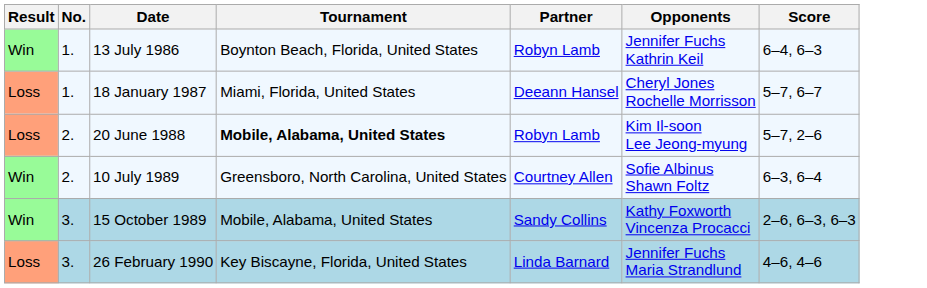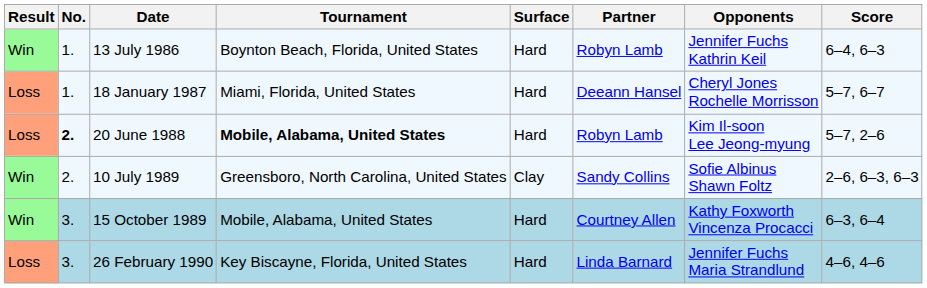+ column: (542, 16)
(68, 134) normal -> (68, 134) bold
(563, 176) Courtney Allen -> (623, 176) Sandy Collins
(792, 176) 6–3, 6–4 -> (872, 176) 2–6, 6–3, 6–3
(560, 219) Sandy Collins -> (626, 219) Courtney Allen
(809, 219) 2–6, 6–3, 6–3 -> (855, 219) 6–3, 6–4
